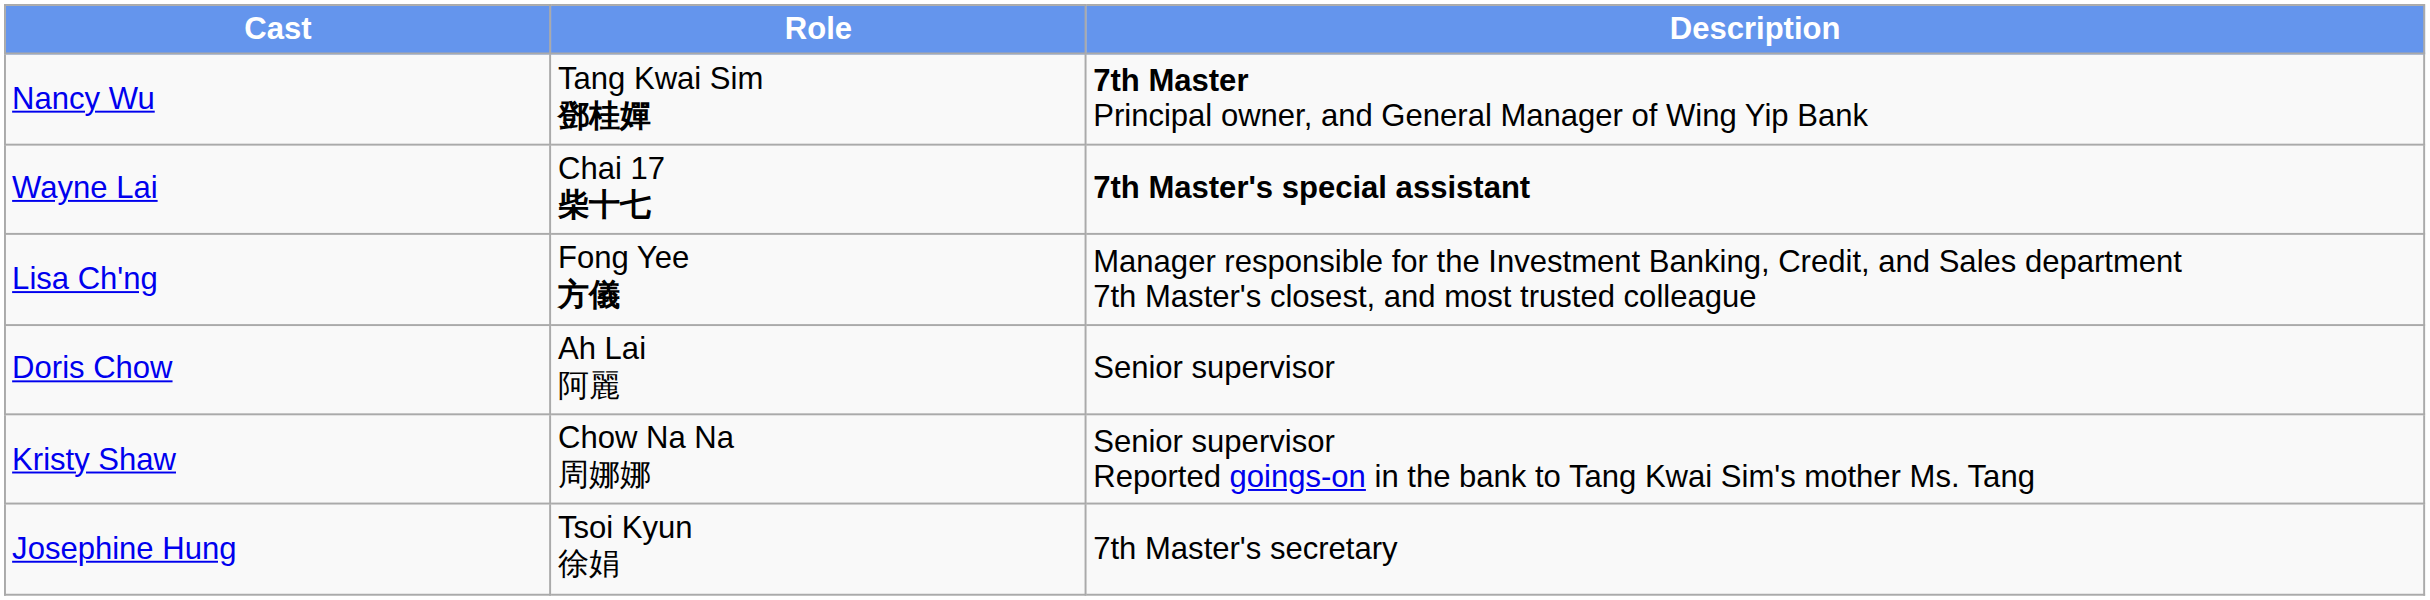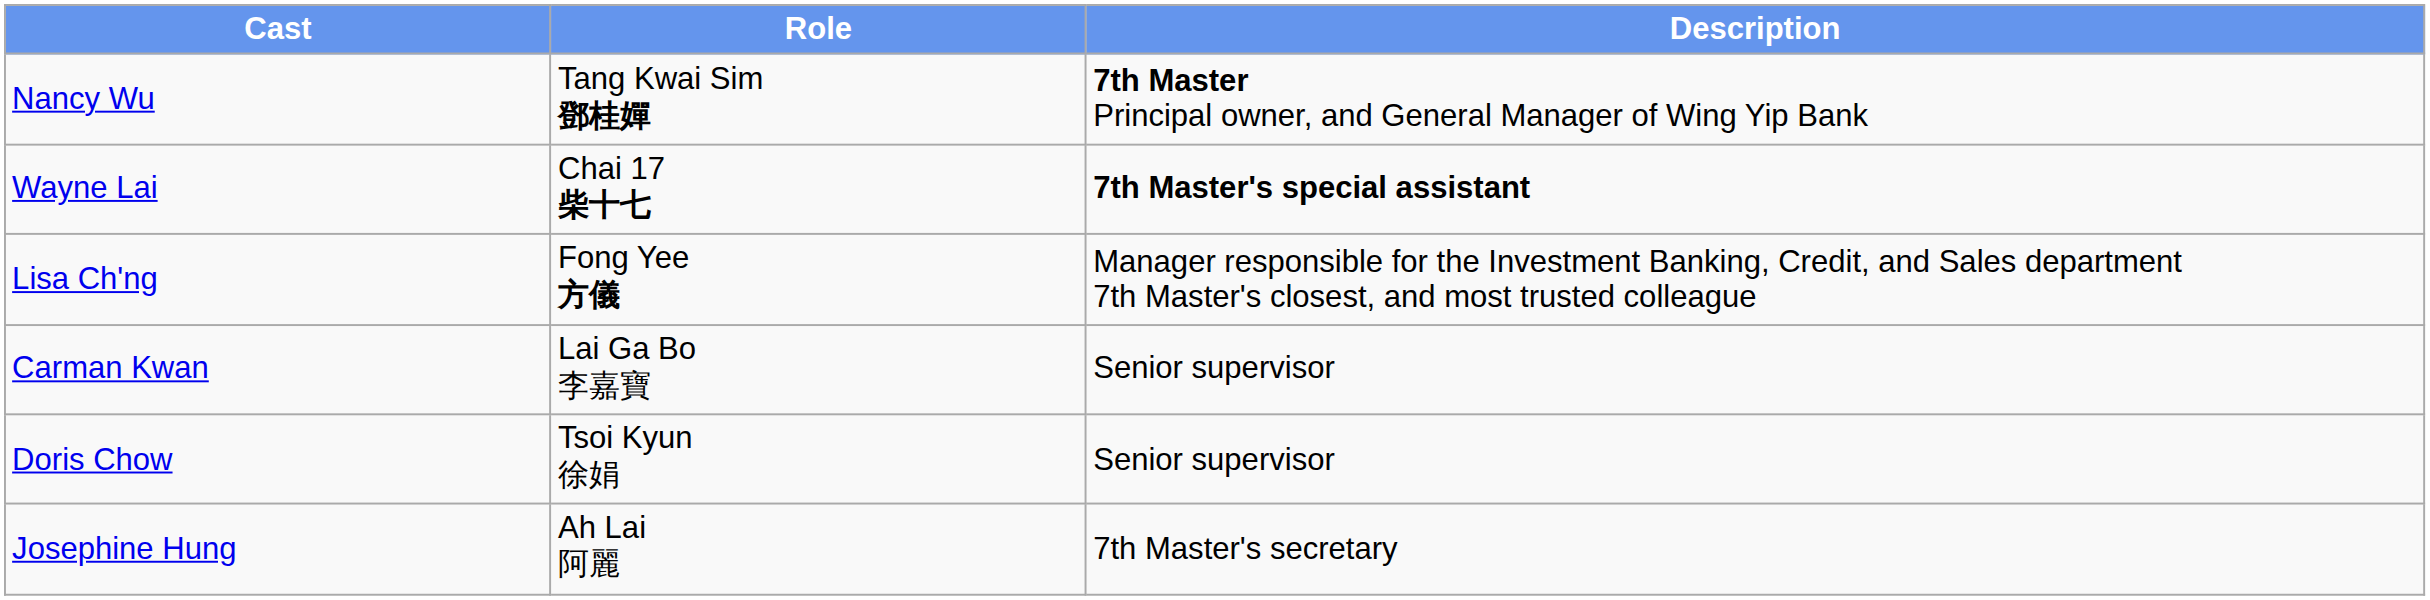+ row: (110, 368)
(602, 366) Ah Lai 阿麗 -> (625, 456) Tsoi Kyun 徐娟
- row: (94, 458)
(625, 546) Tsoi Kyun 徐娟 -> (602, 546) Ah Lai 阿麗
